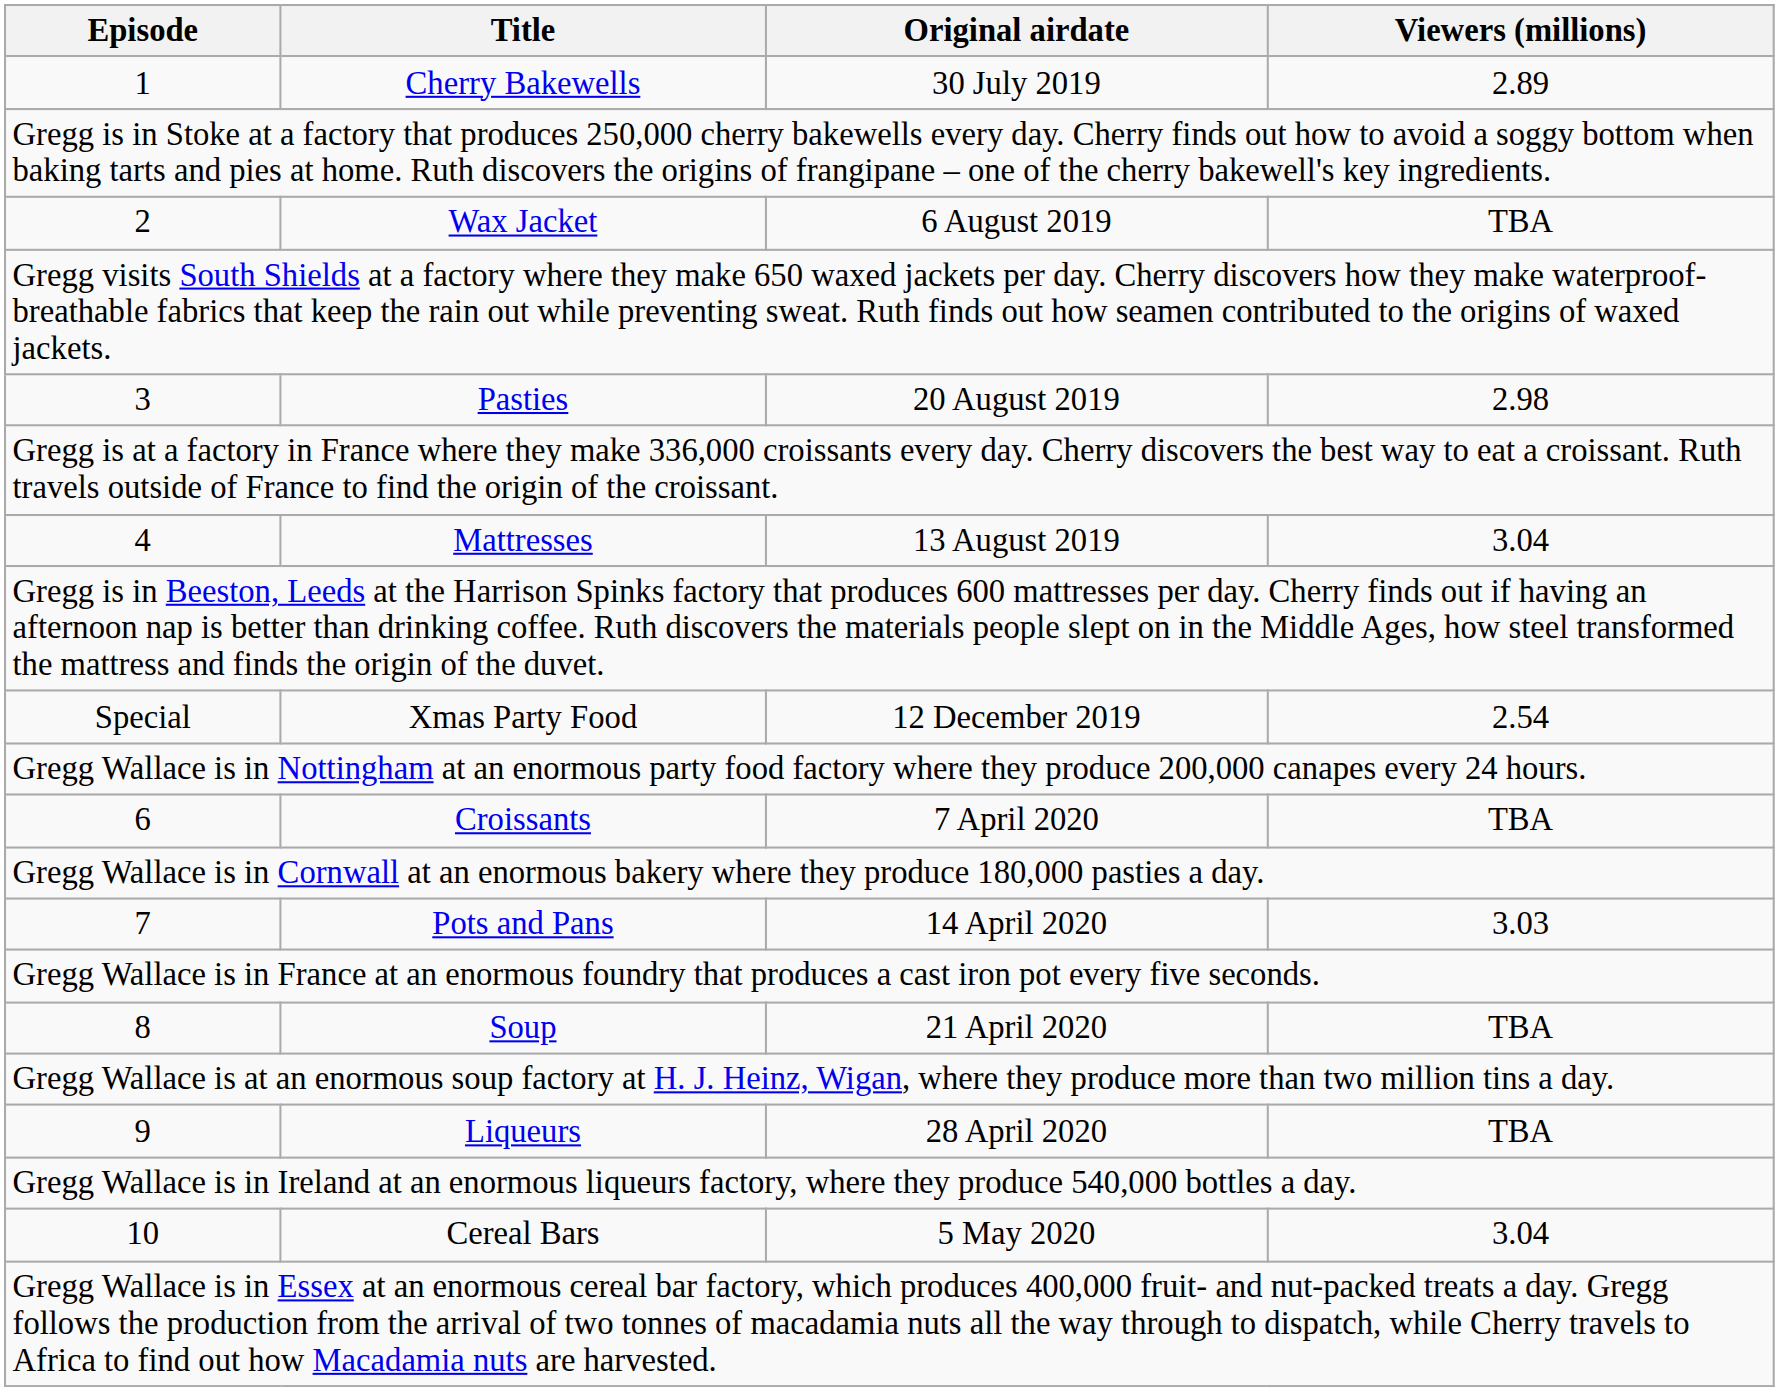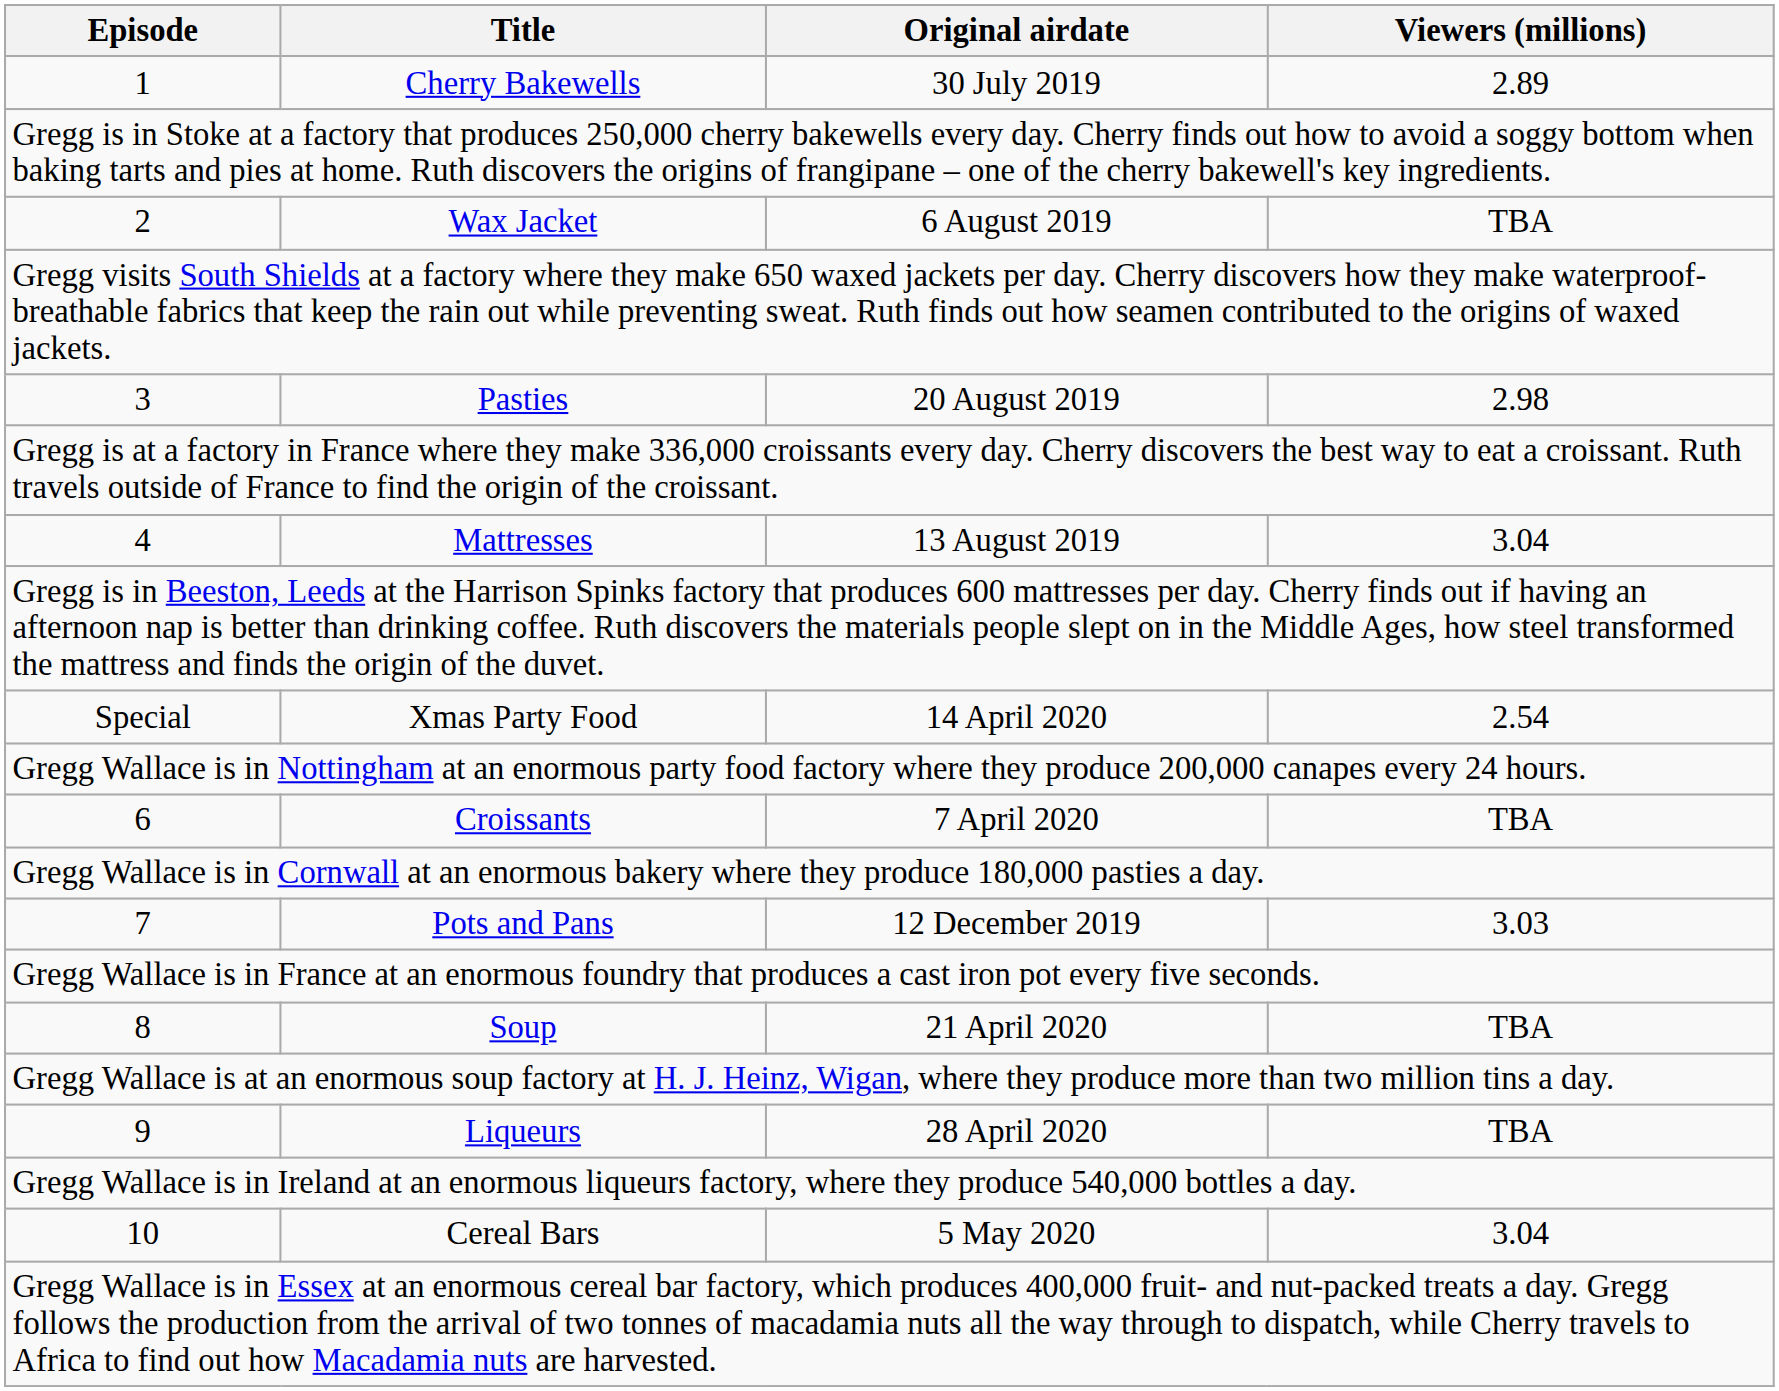(1016, 716) 12 December 2019 -> (1016, 716) 14 April 2020
(1016, 923) 14 April 2020 -> (1016, 923) 12 December 2019
